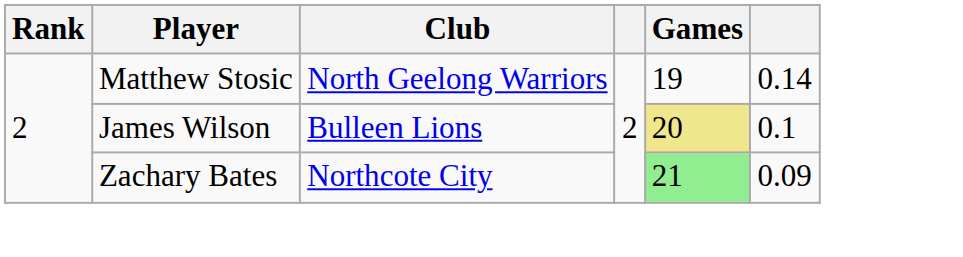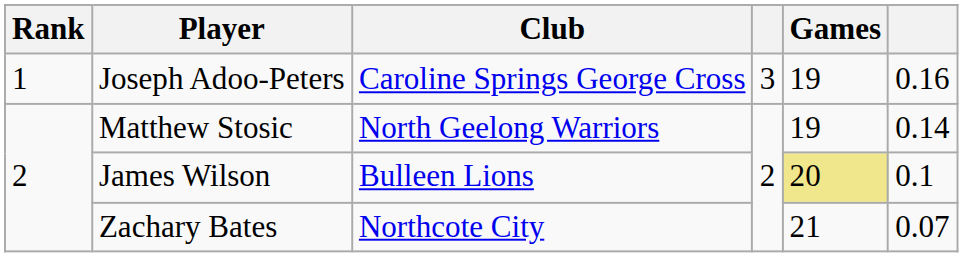+ row: (222, 78)
(667, 176) lightgreen background -> (805, 226) no background
(785, 176) 0.09 -> (922, 226) 0.07
